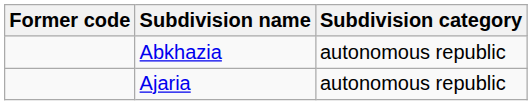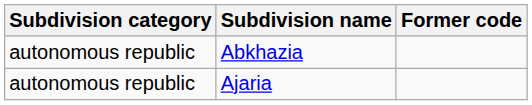columns swapped: (70, 20) <-> (421, 20)
